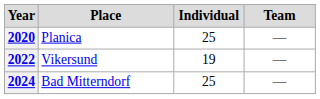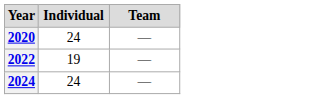- column: (106, 15)
(209, 37) 25 -> (74, 37) 24
(209, 82) 25 -> (74, 82) 24
